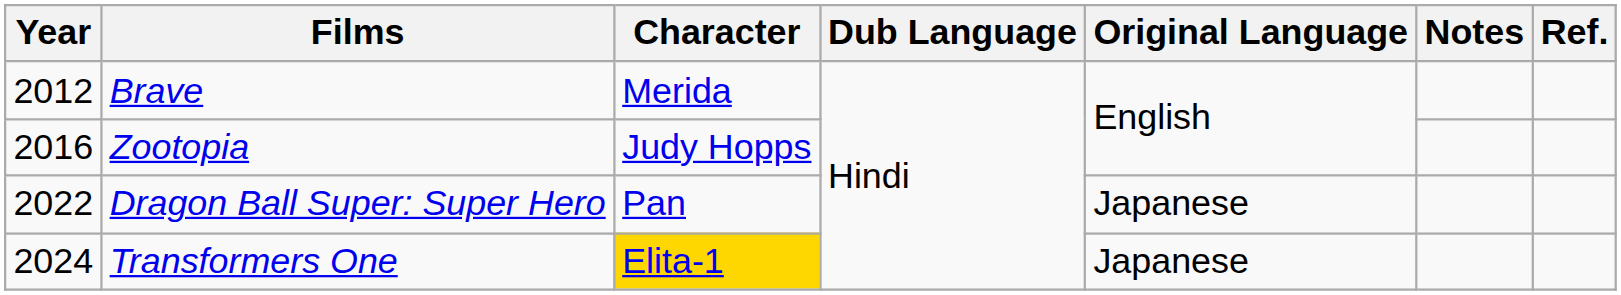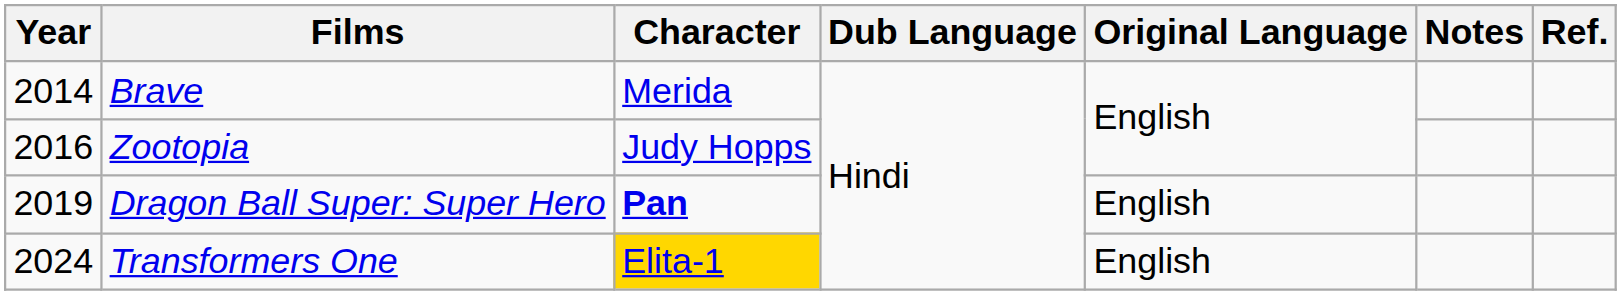(53, 89) 2012 -> (53, 89) 2014
(53, 203) 2022 -> (53, 203) 2019
(654, 203) normal -> (655, 203) bold
(1171, 203) Japanese -> (1152, 203) English
(1171, 260) Japanese -> (1152, 260) English
